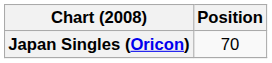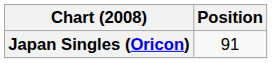(230, 44) 70 -> (230, 44) 91
